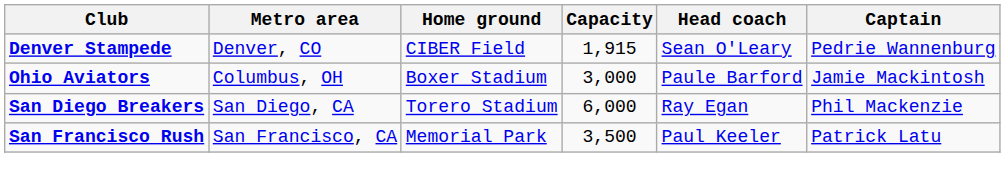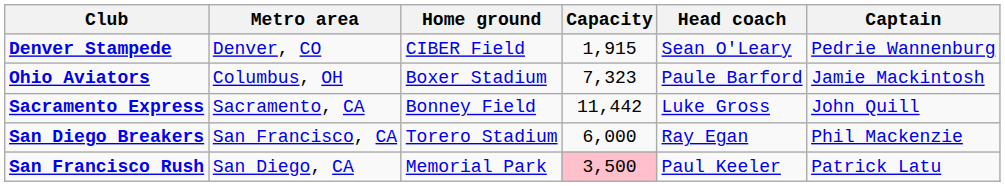(610, 78) 3,000 -> (610, 78) 7,323
+ row: (107, 108)
(283, 108) San Diego, CA -> (305, 137) San Francisco, CA
(305, 137) San Francisco, CA -> (283, 167) San Diego, CA
(610, 137) no background -> (610, 167) pink background
